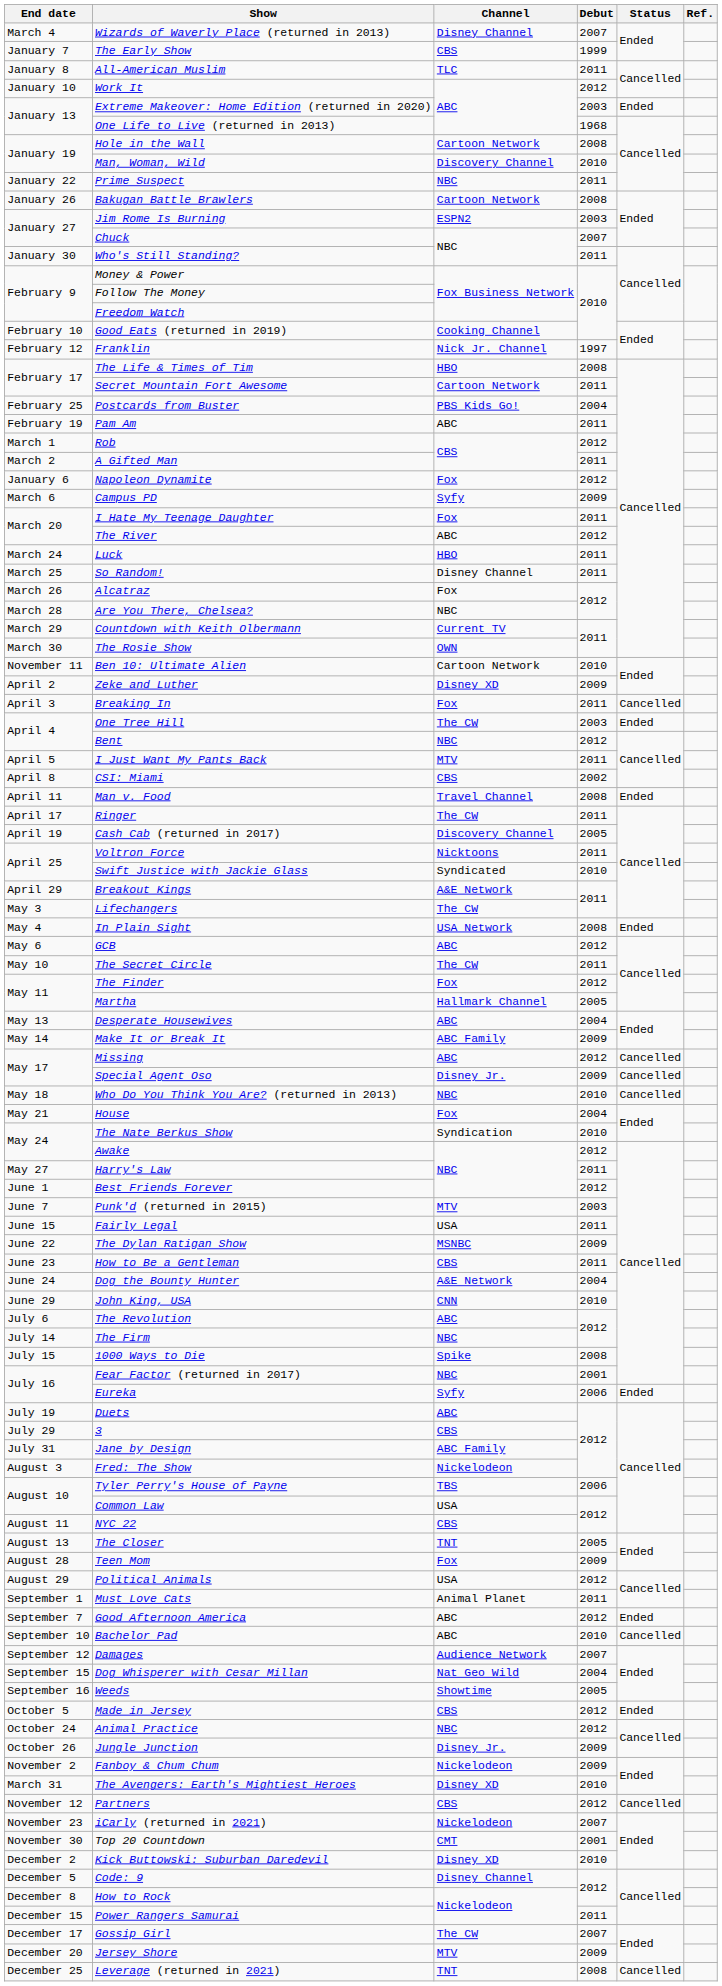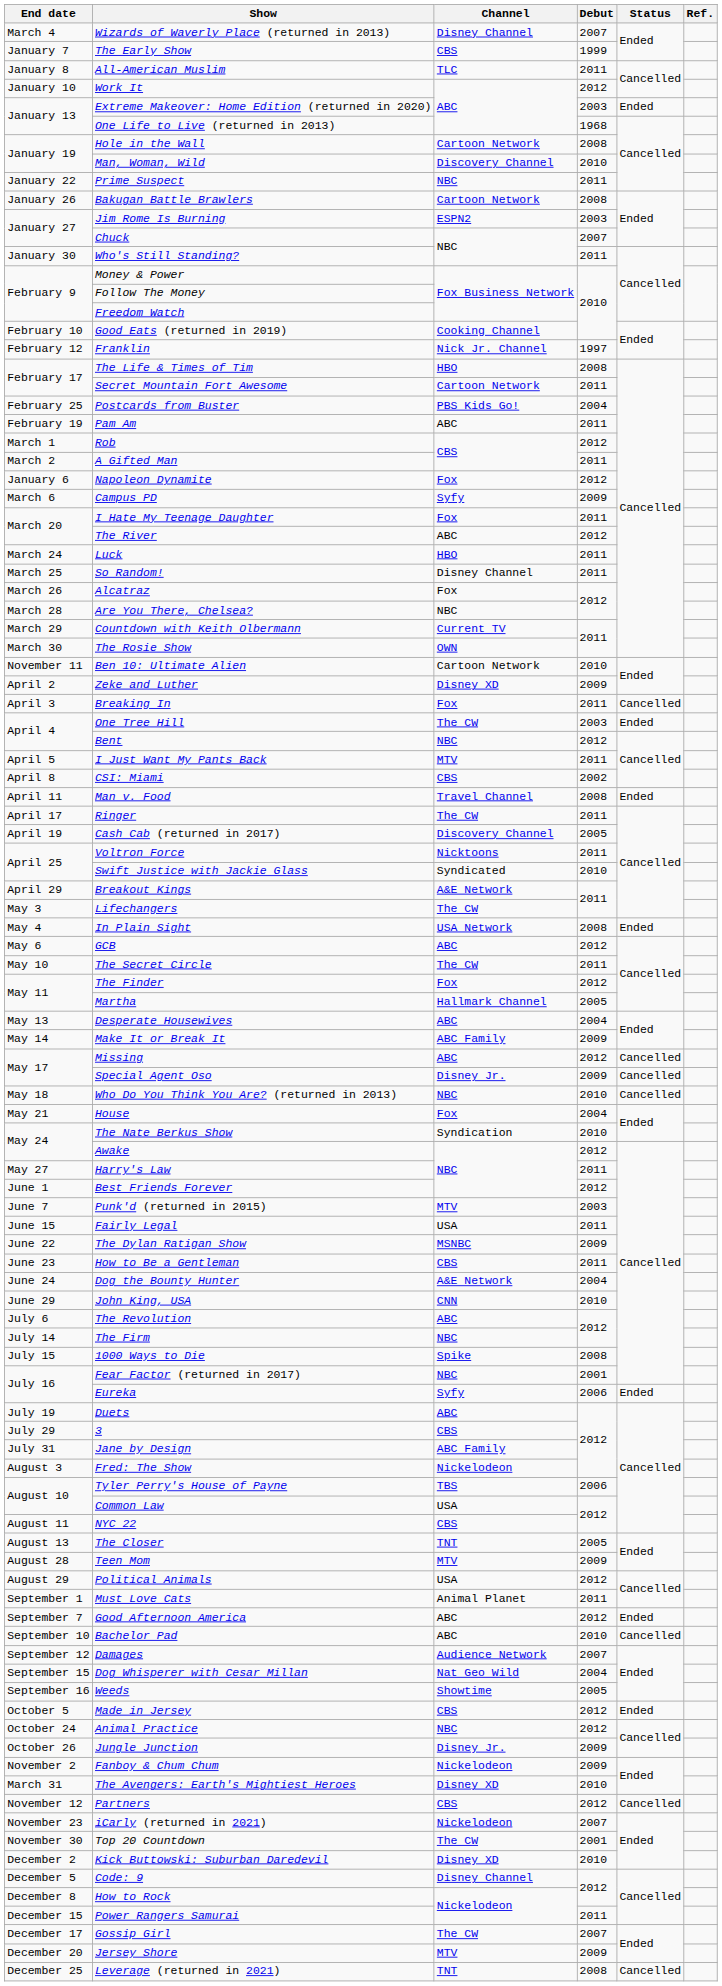(447, 1561) Fox -> (447, 1561) MTV
(447, 1841) CMT -> (457, 1841) The CW
